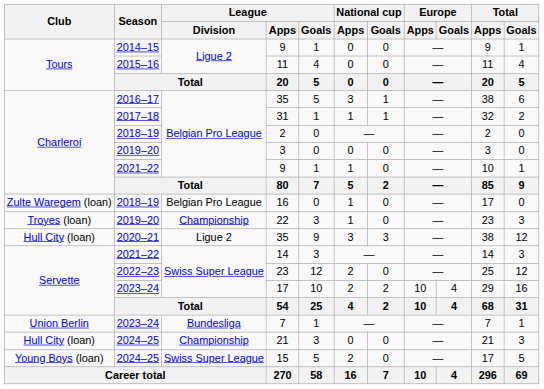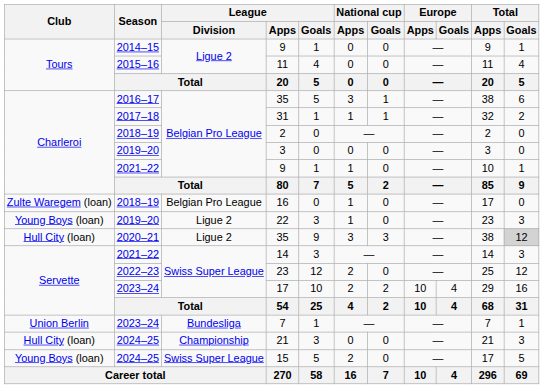(59, 220) Troyes (loan) -> (59, 220) Young Boys (loan)
(214, 220) Championship -> (214, 220) Ligue 2
(521, 237) no background -> (521, 237) lightgrey background
